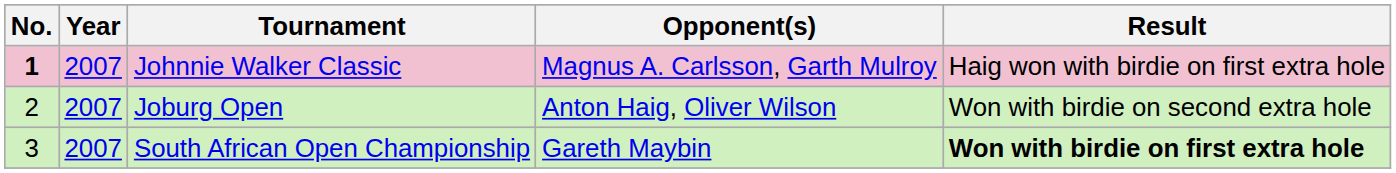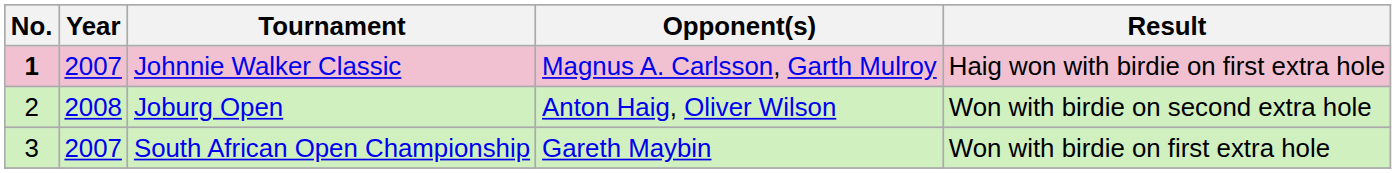(93, 107) 2007 -> (93, 107) 2008
(1157, 148) bold -> (1139, 148) normal
